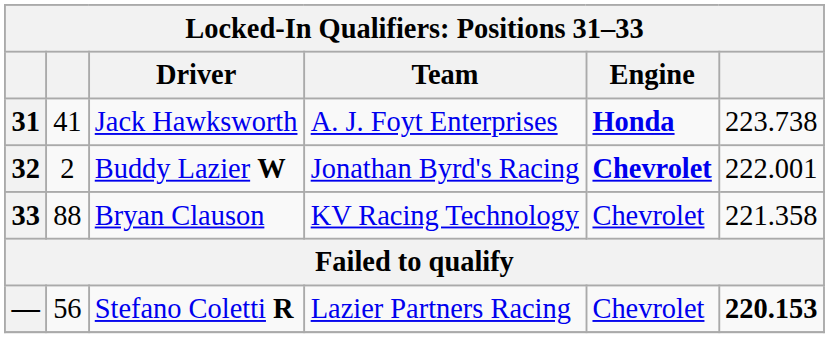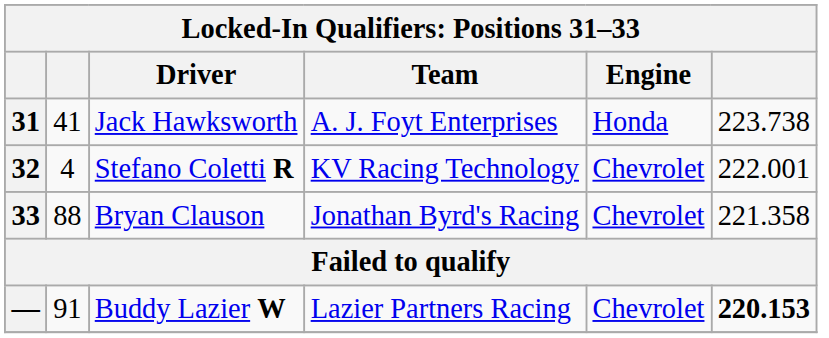(634, 121) bold -> (630, 121) normal
(67, 168) 2 -> (67, 168) 4
(190, 168) Buddy Lazier W -> (194, 168) Stefano Coletti R
(445, 168) Jonathan Byrd's Racing -> (445, 168) KV Racing Technology
(652, 168) bold -> (648, 168) normal
(445, 215) KV Racing Technology -> (445, 215) Jonathan Byrd's Racing
(67, 309) 56 -> (67, 309) 91
(194, 309) Stefano Coletti R -> (190, 309) Buddy Lazier W
